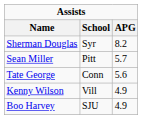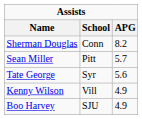(89, 43) Syr -> (93, 43) Conn
(93, 75) Conn -> (89, 75) Syr
